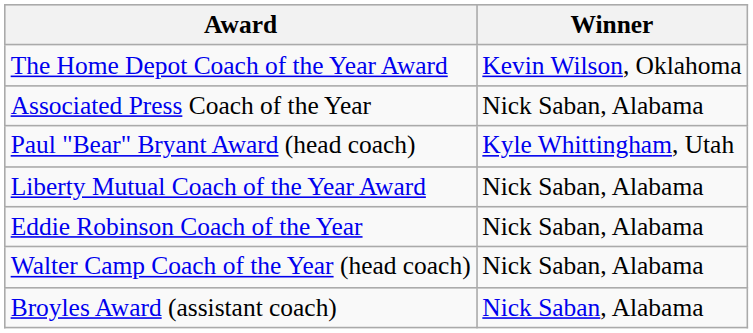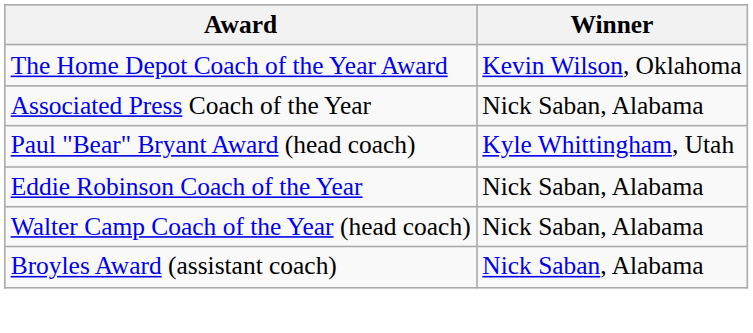- row: (218, 186)
